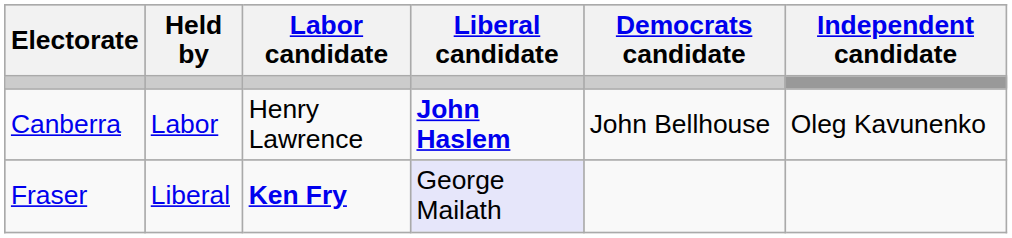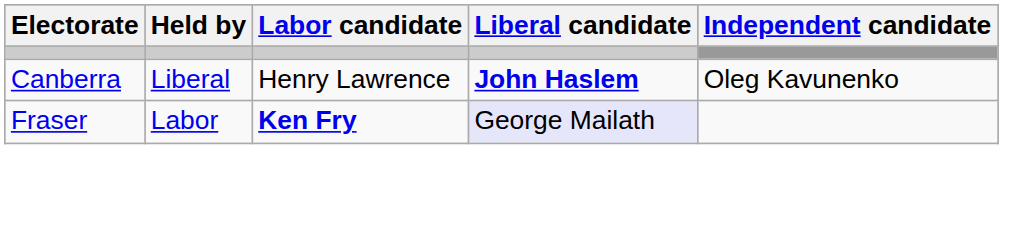- column: (684, 40)
(185, 124) Labor -> (190, 79) Liberal
(190, 195) Liberal -> (185, 121) Labor
